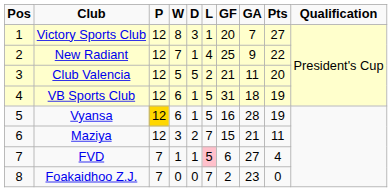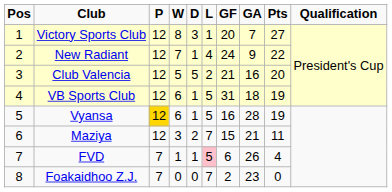(228, 55) 25 -> (228, 55) 24
(252, 75) 11 -> (252, 75) 16
(252, 156) 27 -> (252, 156) 26
